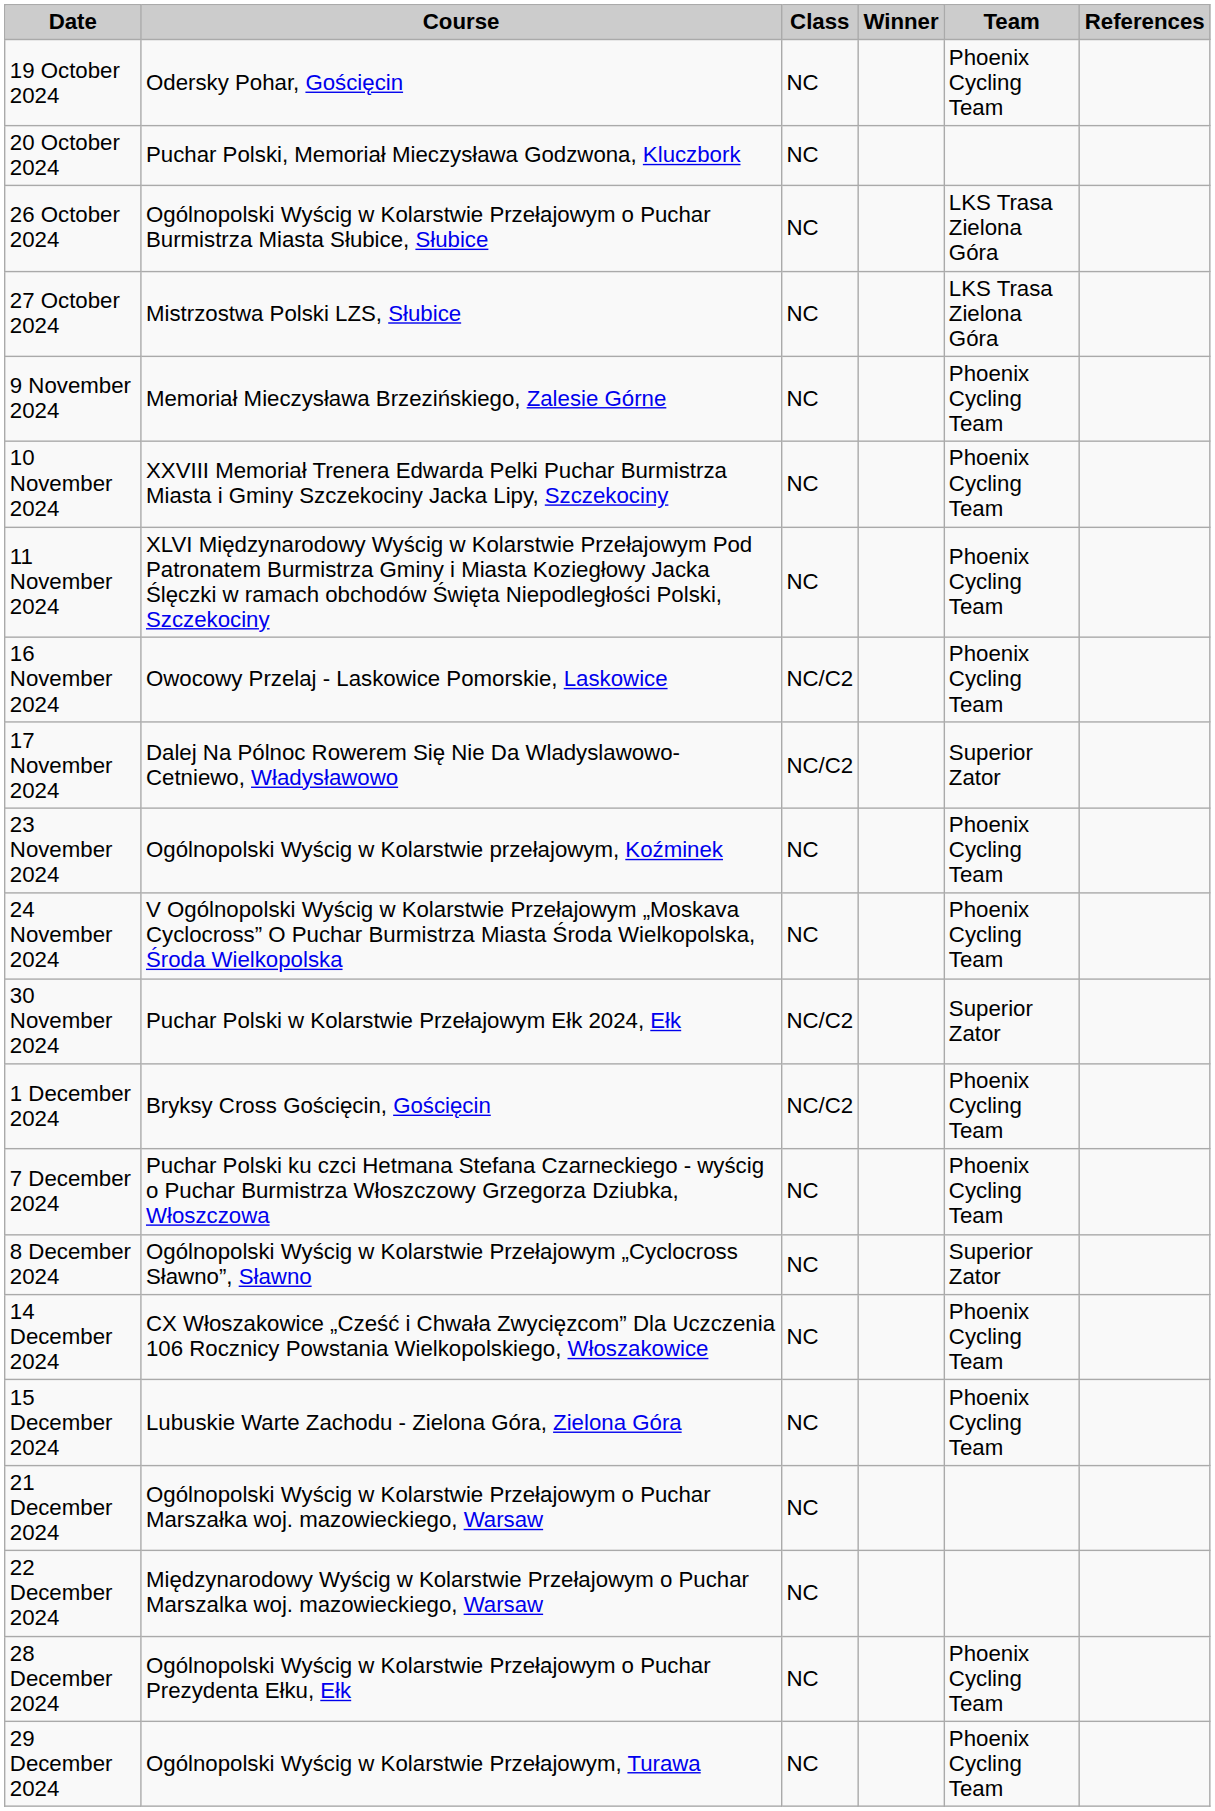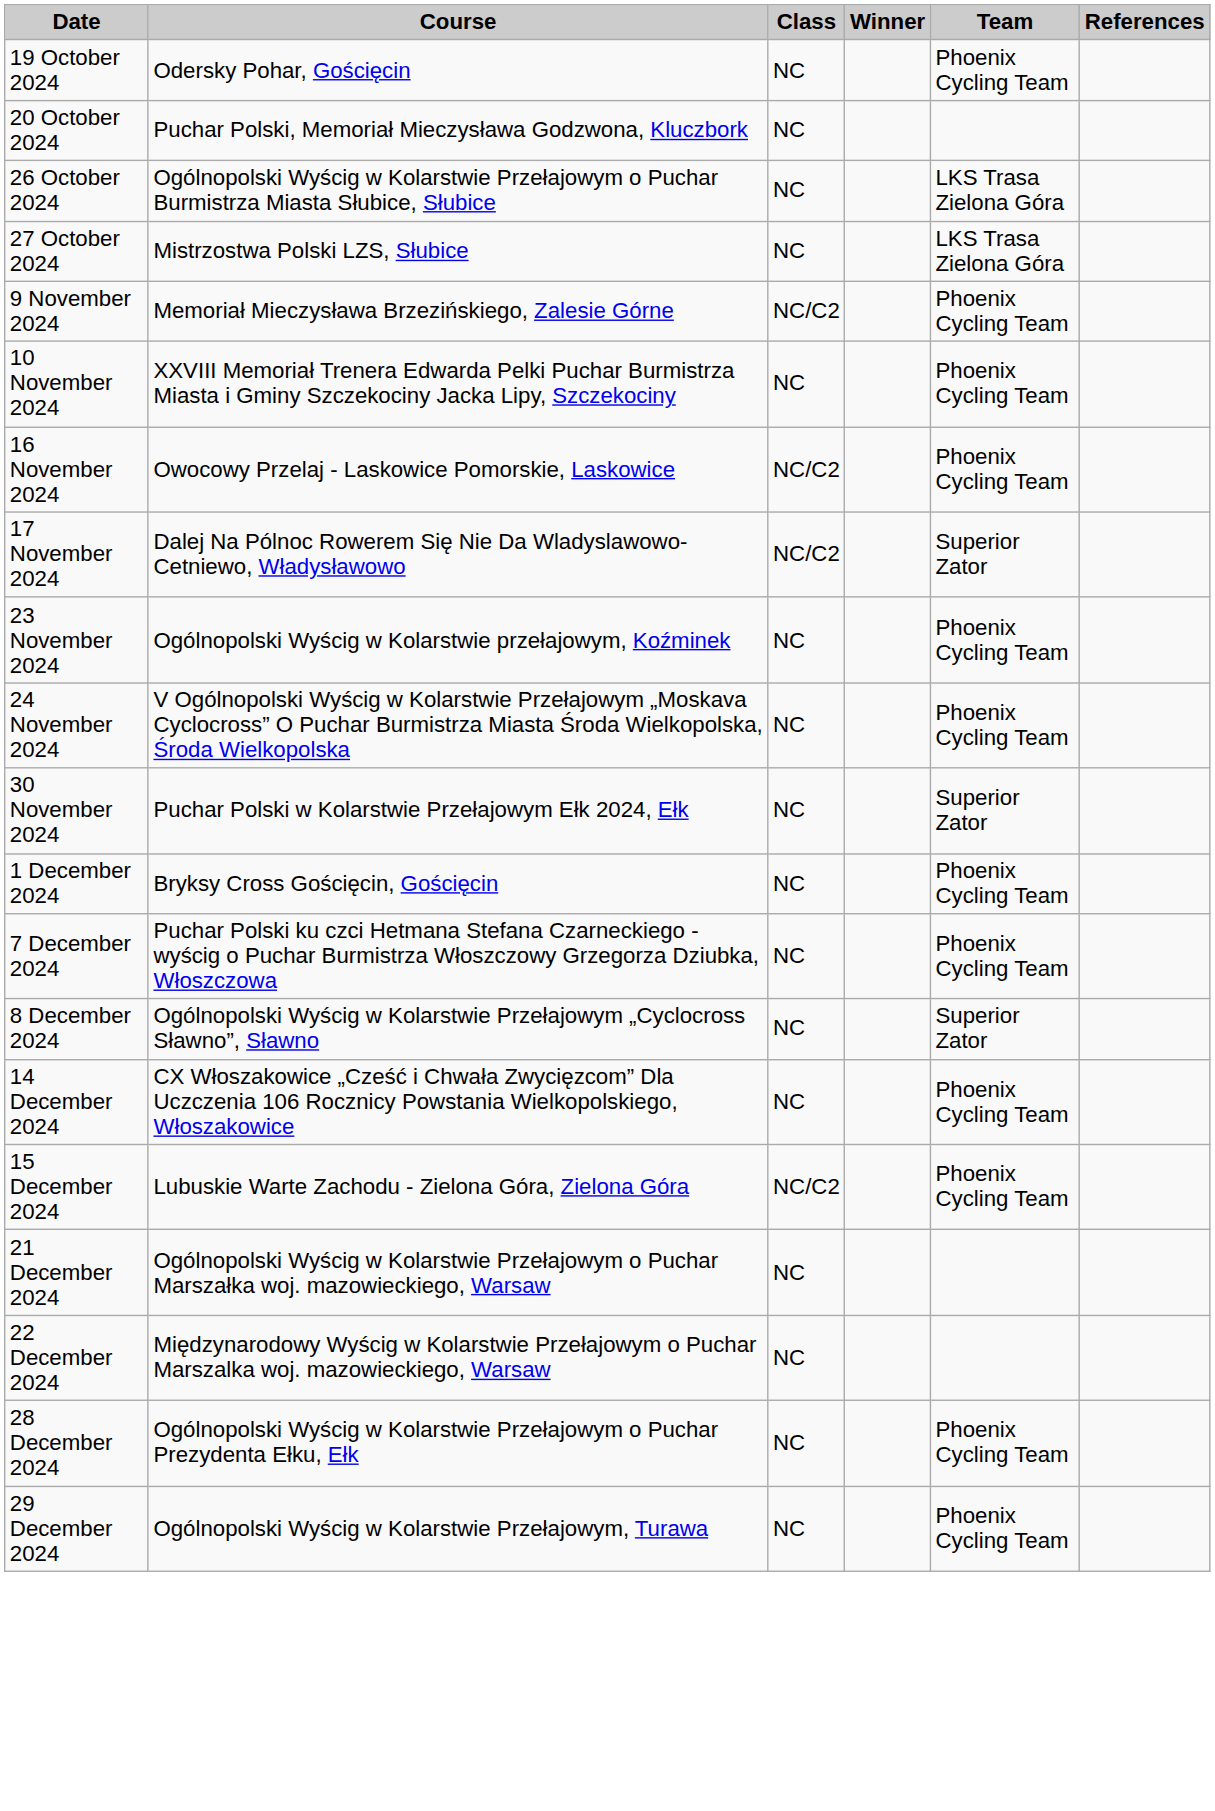(802, 398) NC -> (806, 311) NC/C2
- row: (61, 581)
(820, 1020) NC/C2 -> (789, 810) NC
(820, 1106) NC/C2 -> (789, 883) NC
(802, 1422) NC -> (806, 1186) NC/C2
